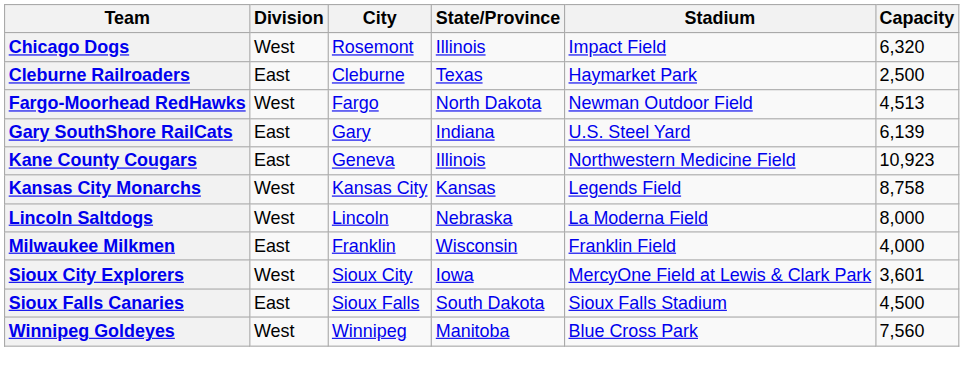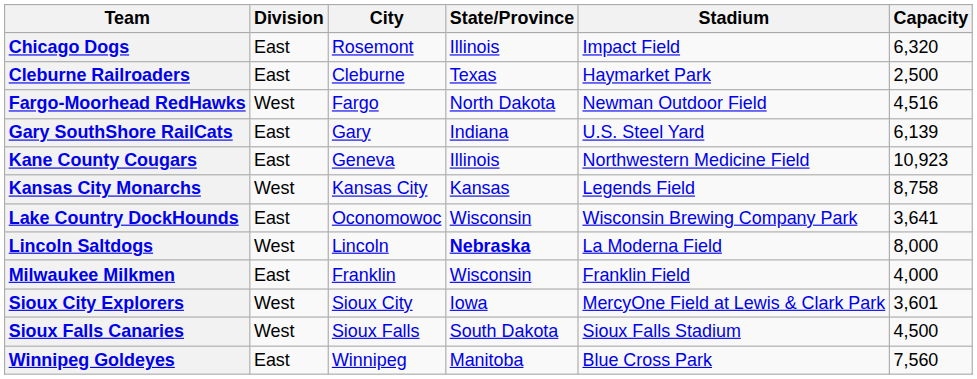(274, 47) West -> (272, 47) East
(902, 103) 4,513 -> (916, 103) 4,516
+ row: (124, 217)
(474, 217) normal -> (490, 246) bold
(272, 302) East -> (274, 331) West
(274, 331) West -> (272, 359) East
